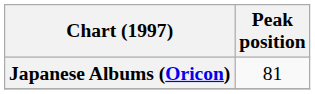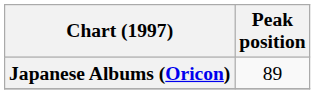(272, 72) 81 -> (272, 72) 89
